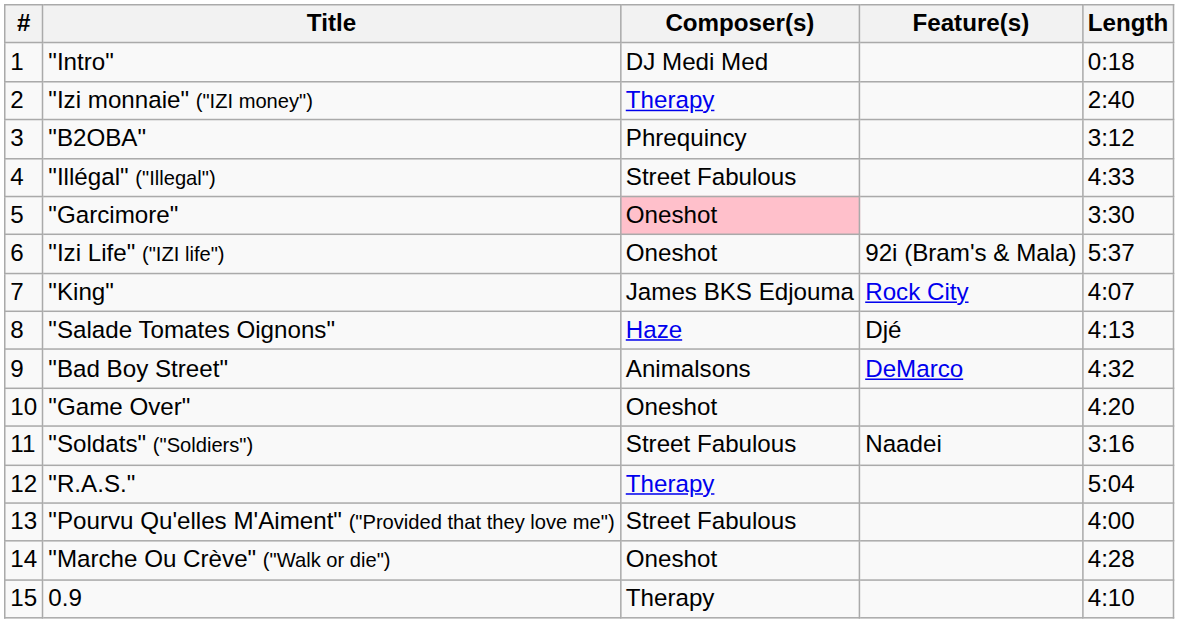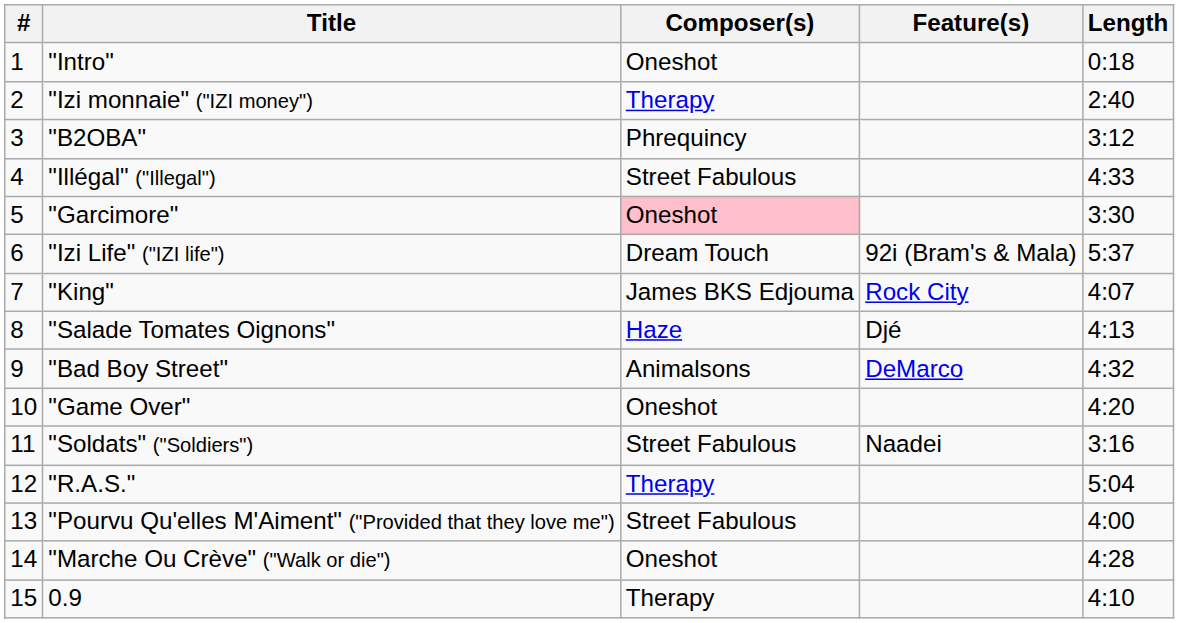(697, 61) DJ Medi Med -> (671, 61) Oneshot
(671, 253) Oneshot -> (697, 253) Dream Touch
